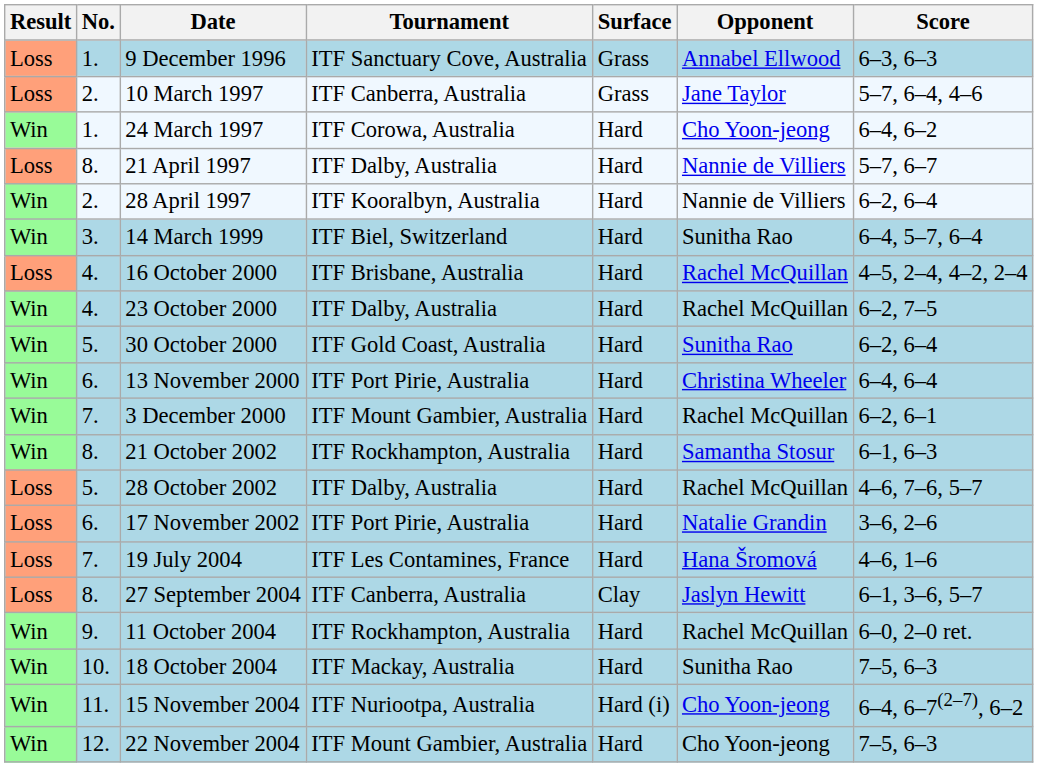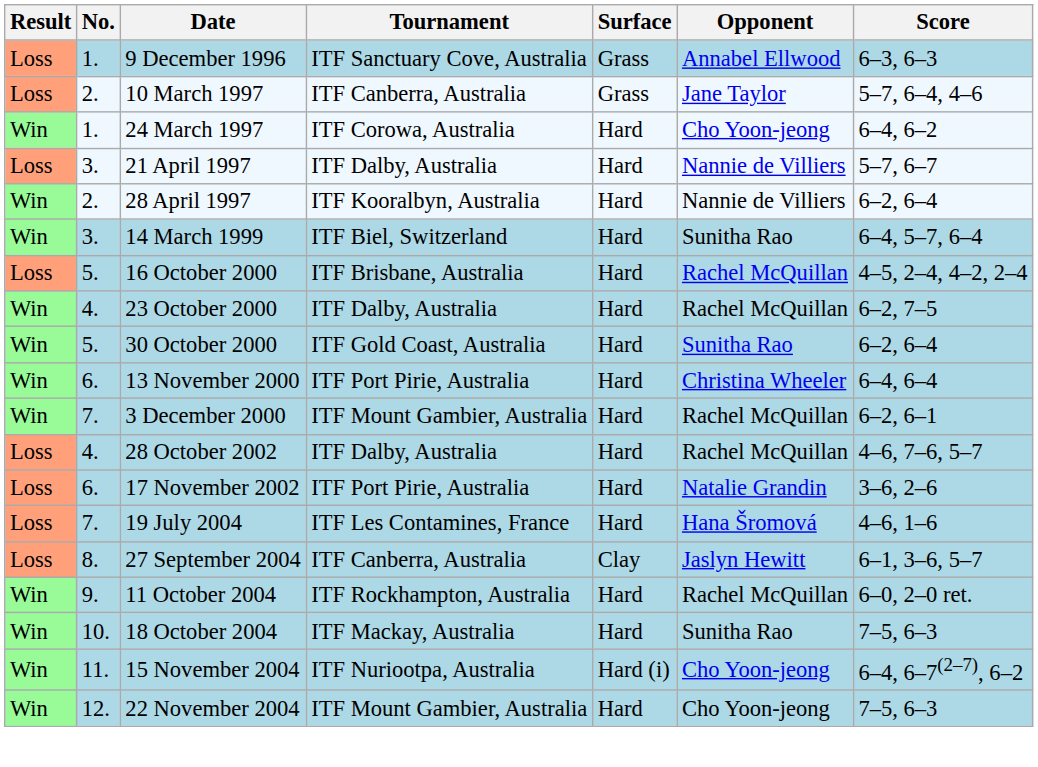(90, 165) 8. -> (90, 165) 3.
(90, 272) 4. -> (90, 272) 5.
- row: (201, 451)
(90, 487) 5. -> (90, 451) 4.
